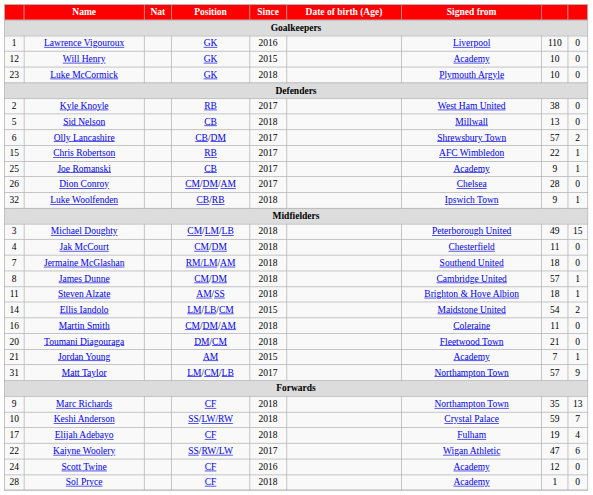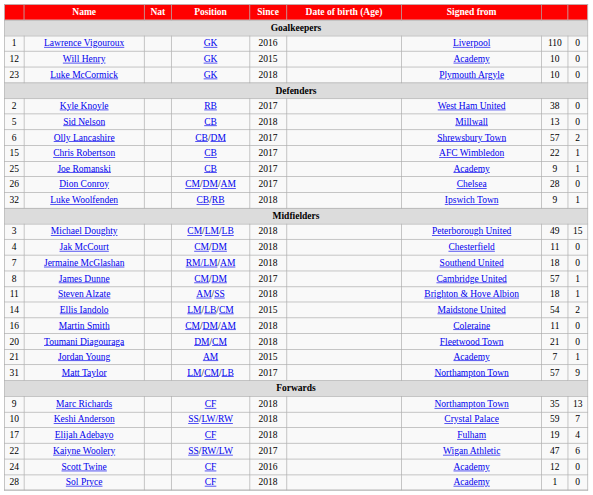(211, 153) RB -> (211, 153) CB
(268, 279) 2018 -> (268, 279) 2017
